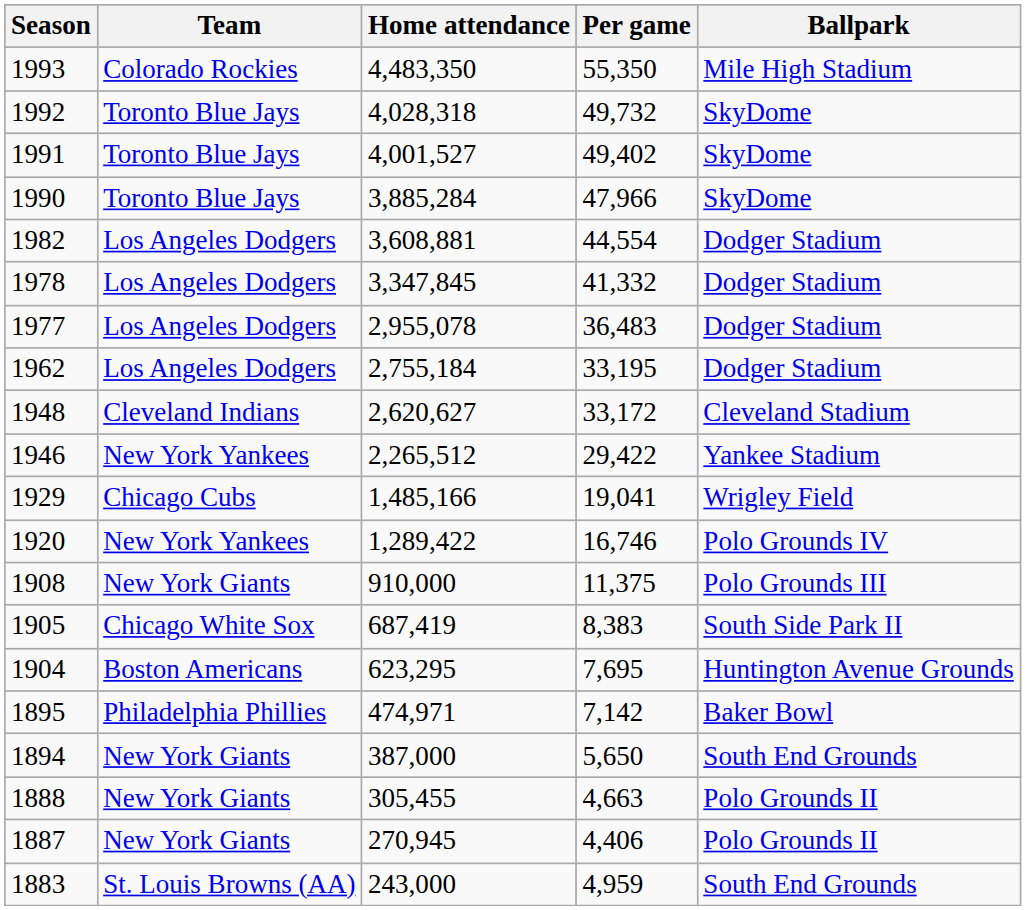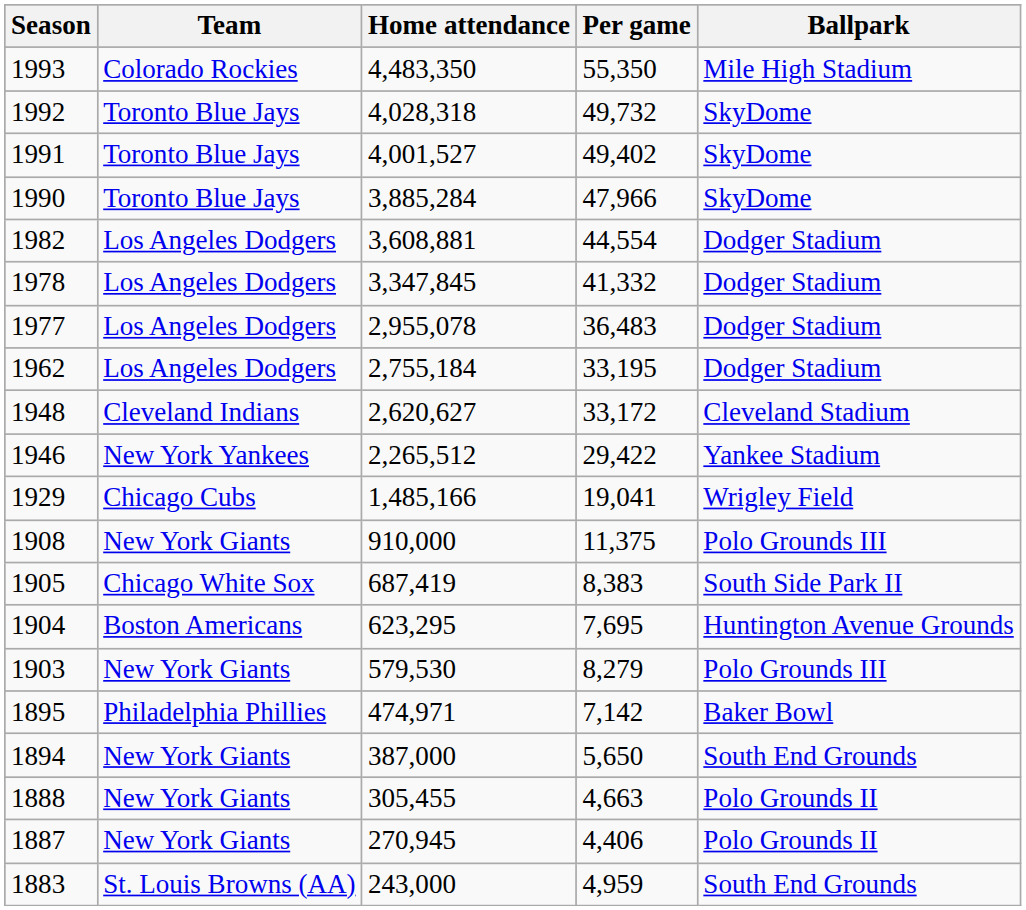- row: (38, 540)
+ row: (38, 669)
